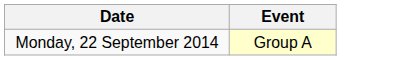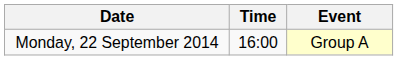+ column: (258, 17)
